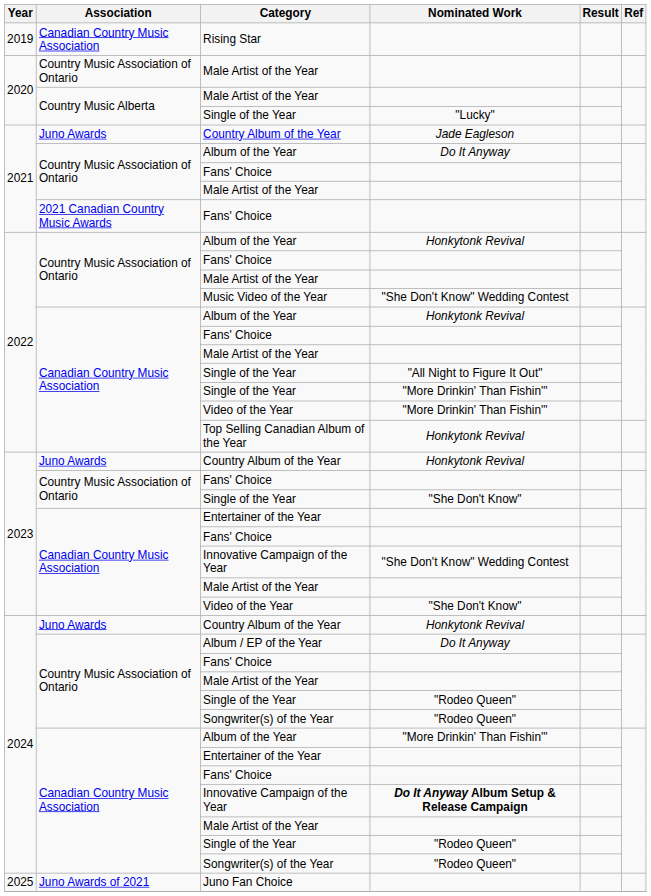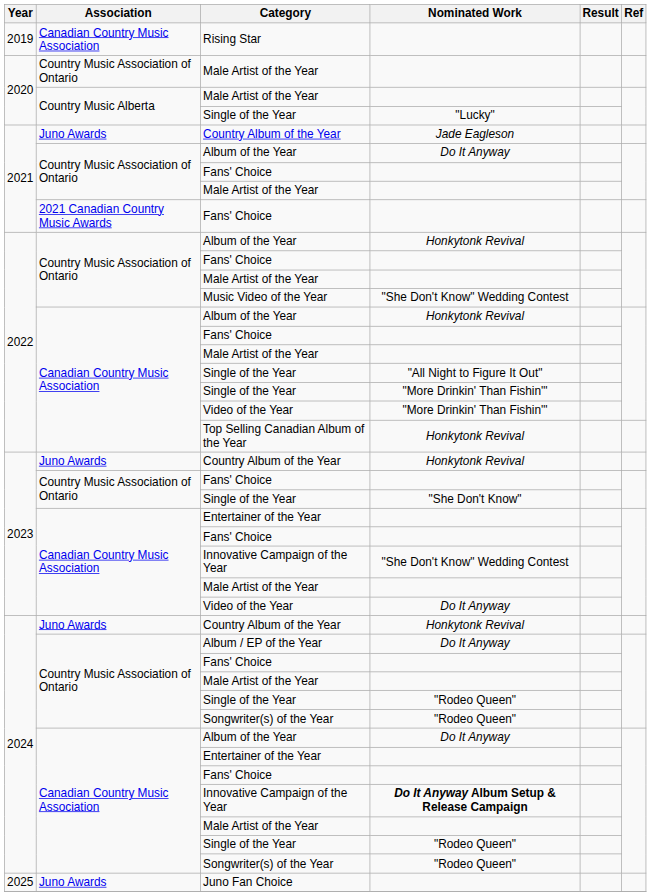(475, 606) "She Don't Know" -> (475, 606) Do It Anyway
(475, 737) "More Drinkin' Than Fishin'" -> (475, 737) Do It Anyway
(94, 882) Juno Awards of 2021 -> (73, 882) Juno Awards
